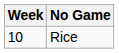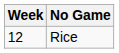(15, 37) 10 -> (15, 37) 12
